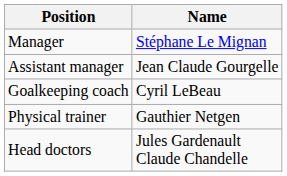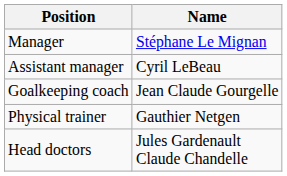(207, 66) Jean Claude Gourgelle -> (178, 66) Cyril LeBeau
(178, 91) Cyril LeBeau -> (207, 91) Jean Claude Gourgelle
